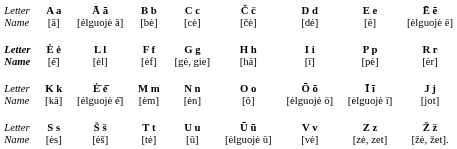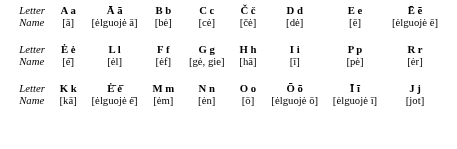(17, 56) bold -> (32, 56) normal
- row: (54, 133)
